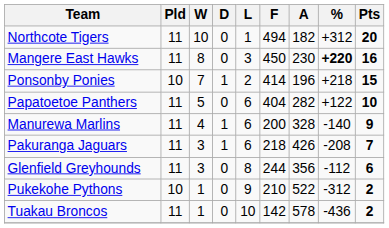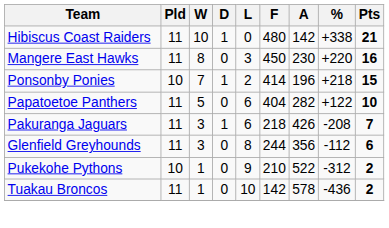+ row: (79, 37)
- row: (58, 37)
(337, 59) bold -> (337, 59) normal
- row: (64, 124)
